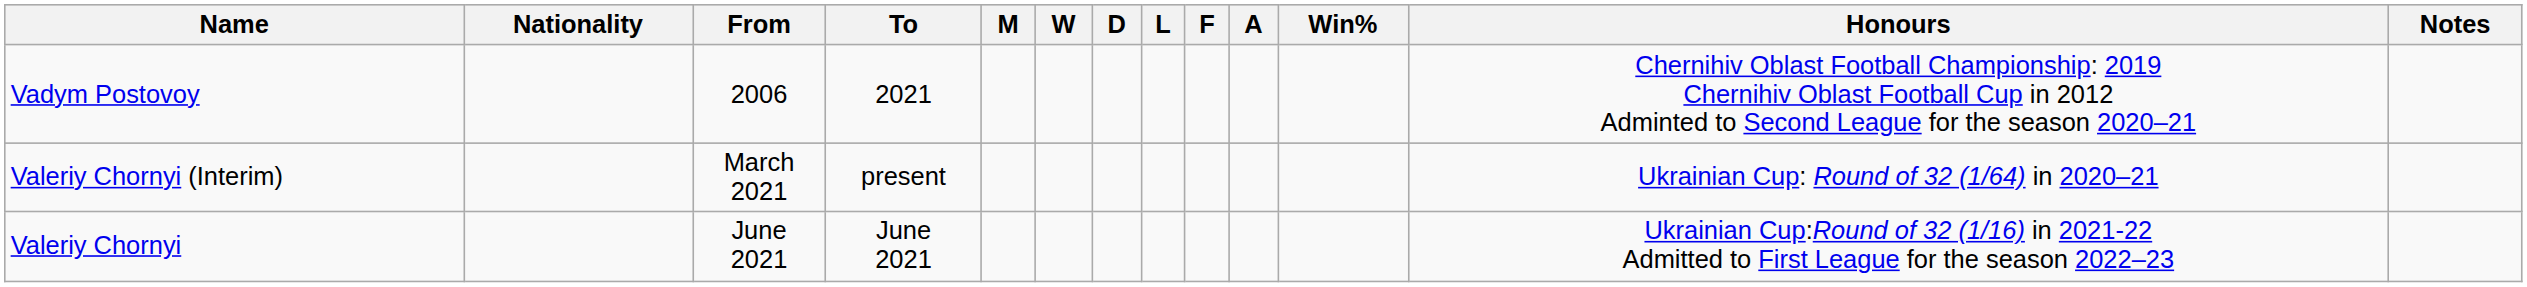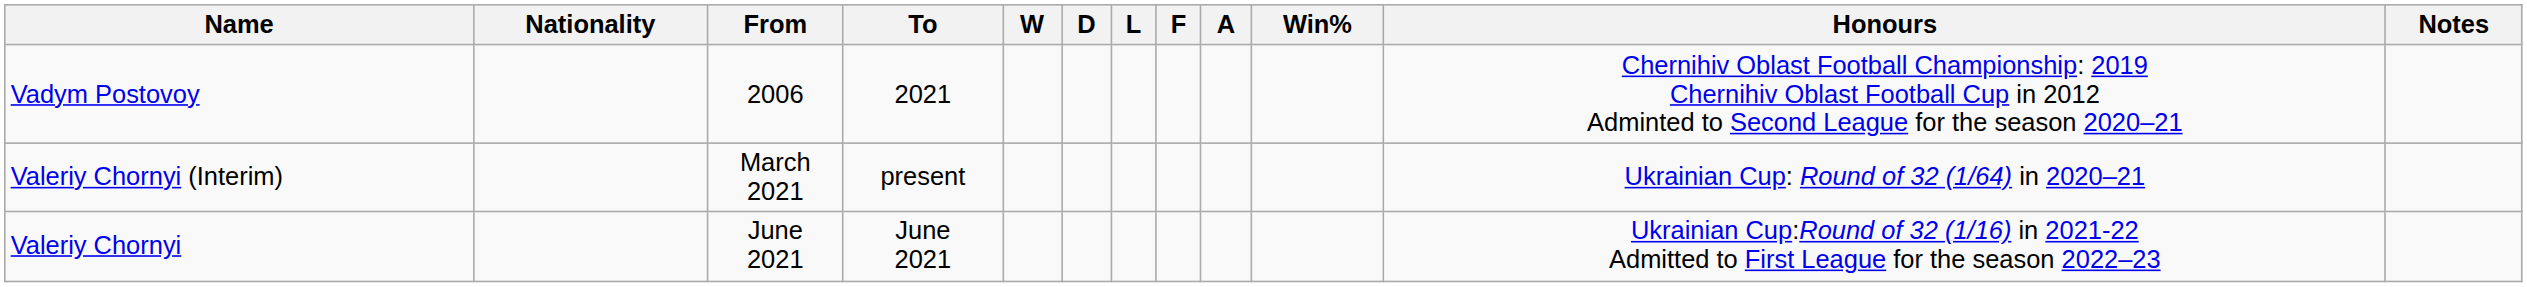- column: (1008, 24)
